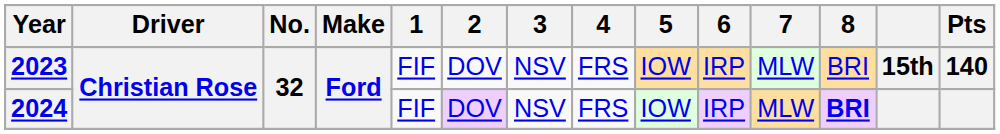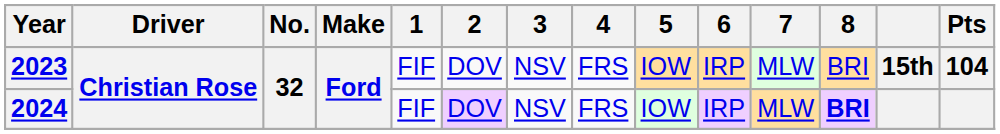(967, 67) 140 -> (967, 67) 104
